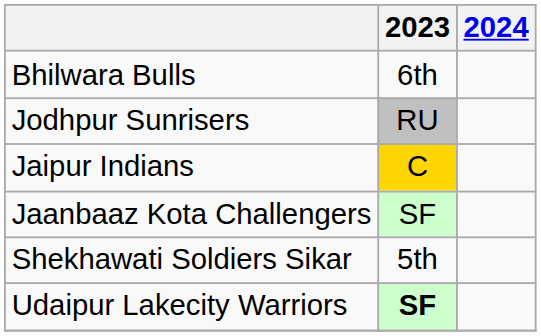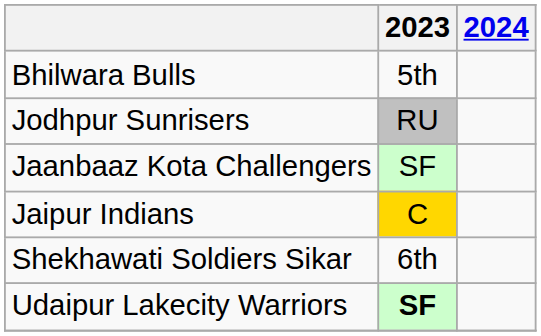(417, 74) 6th -> (417, 74) 5th
rows swapped: (103, 167) <-> (192, 213)
(417, 259) 5th -> (417, 259) 6th
